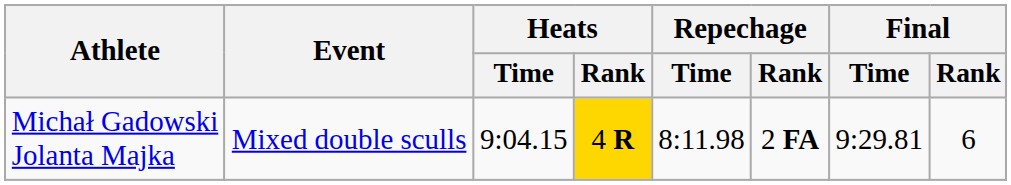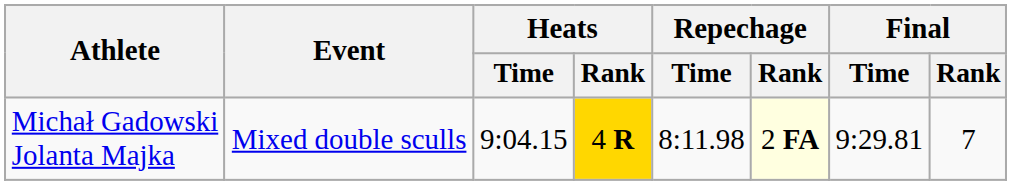(790, 138) no background -> (790, 138) lightyellow background
(968, 138) 6 -> (968, 138) 7
